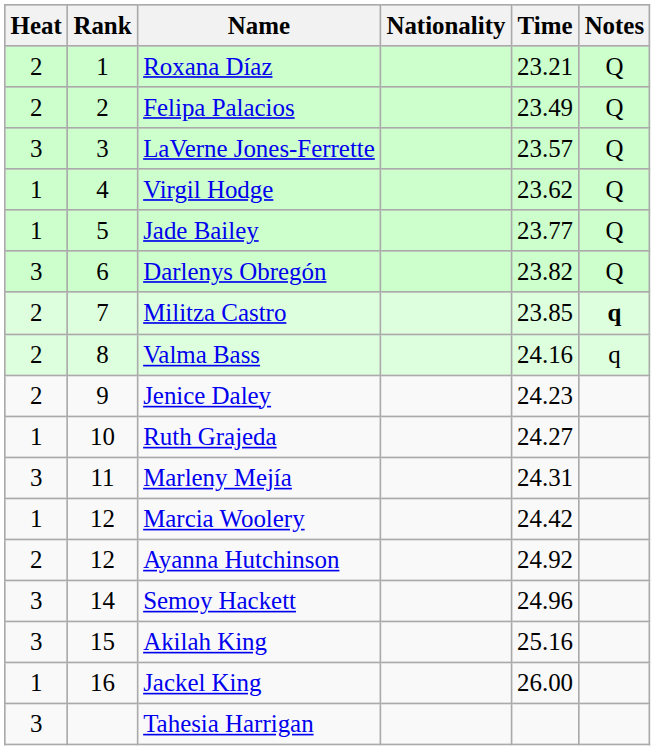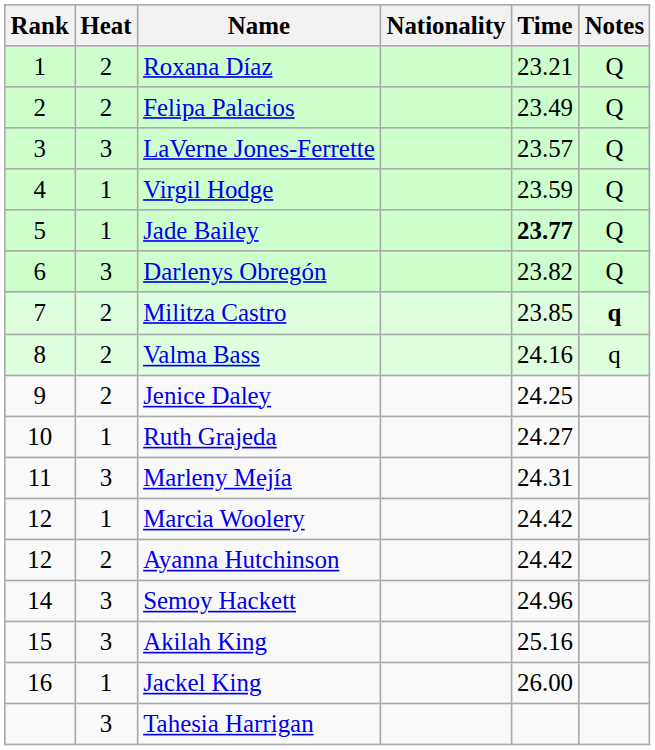columns swapped: (102, 25) <-> (36, 25)
(545, 189) 23.62 -> (545, 189) 23.59
(545, 230) normal -> (545, 230) bold
(545, 395) 24.23 -> (545, 395) 24.25
(545, 559) 24.92 -> (545, 559) 24.42
